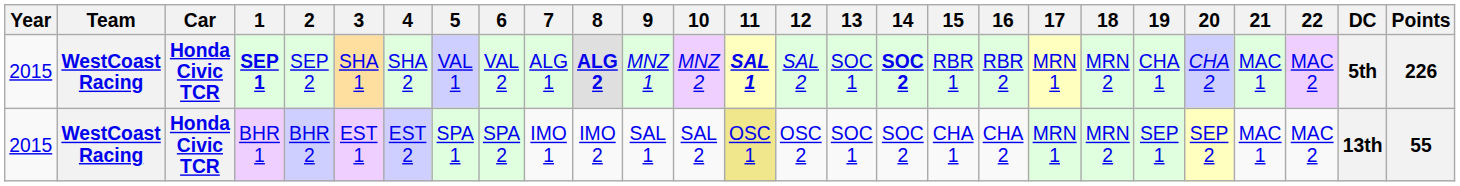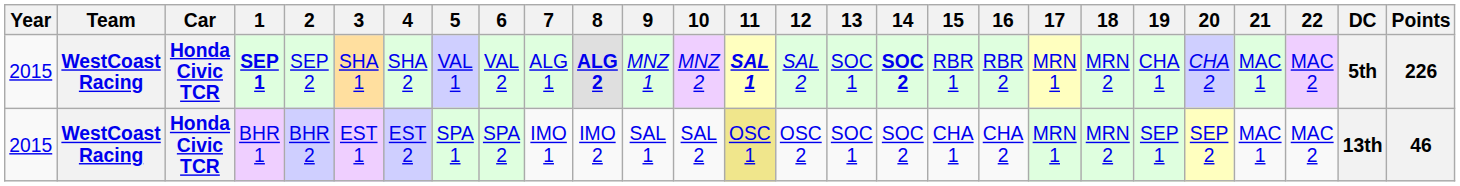(1421, 144) 55 -> (1421, 144) 46
